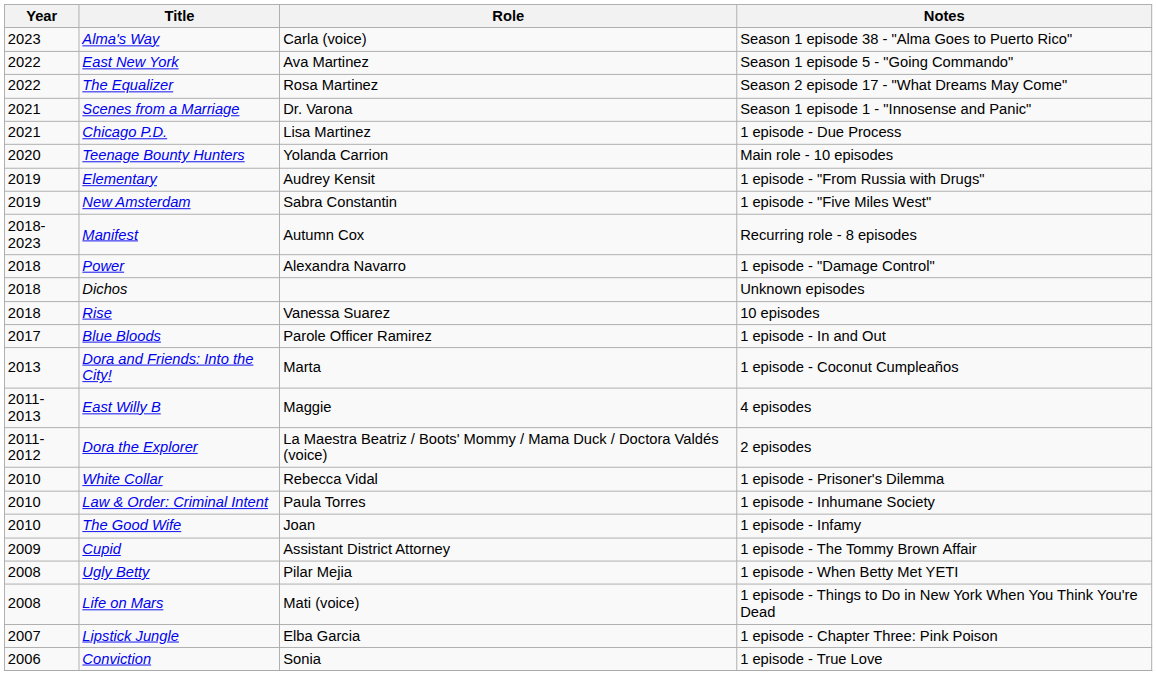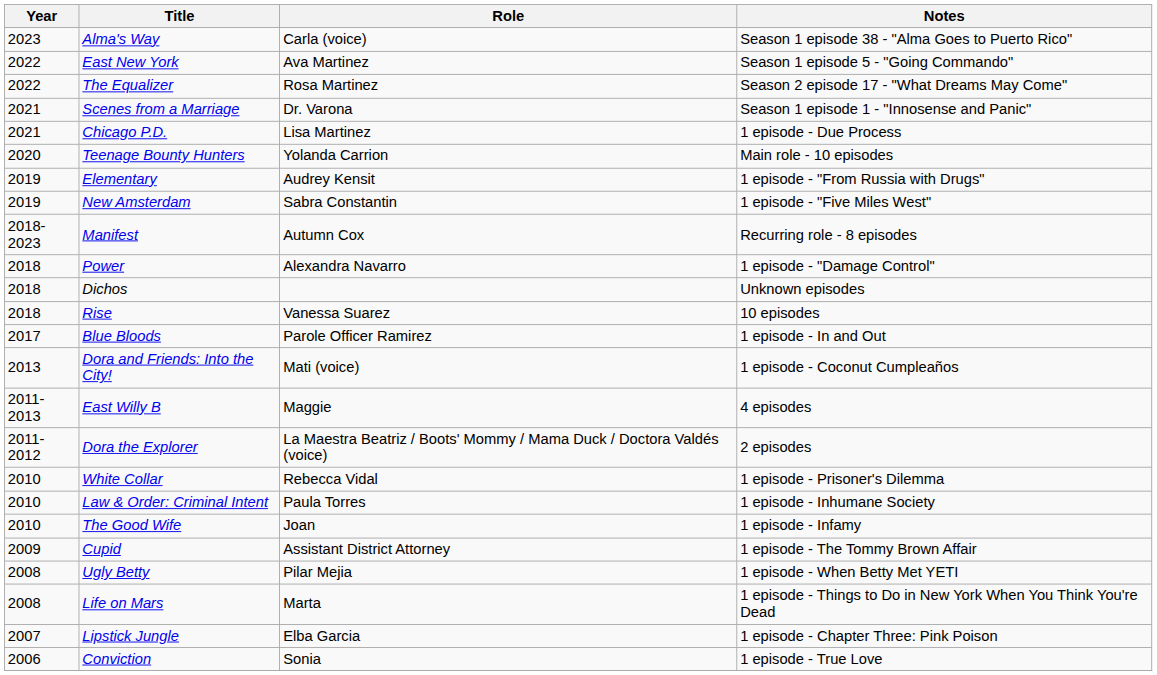(302, 367) Marta -> (321, 367) Mati (voice)
(321, 604) Mati (voice) -> (302, 604) Marta
